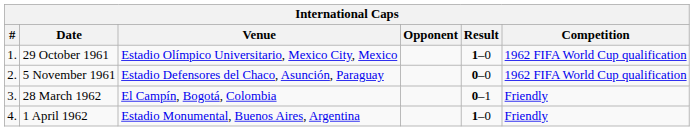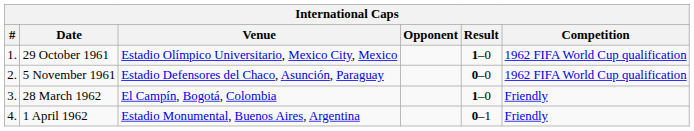(481, 95) 0–1 -> (481, 95) 1–0
(481, 116) 1–0 -> (481, 116) 0–1
